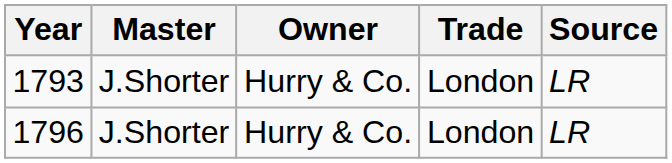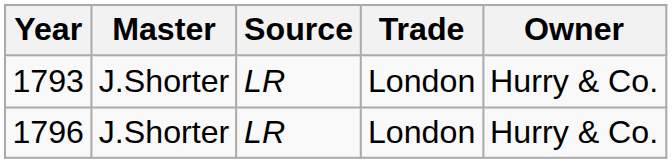columns swapped: (328, 30) <-> (604, 30)
